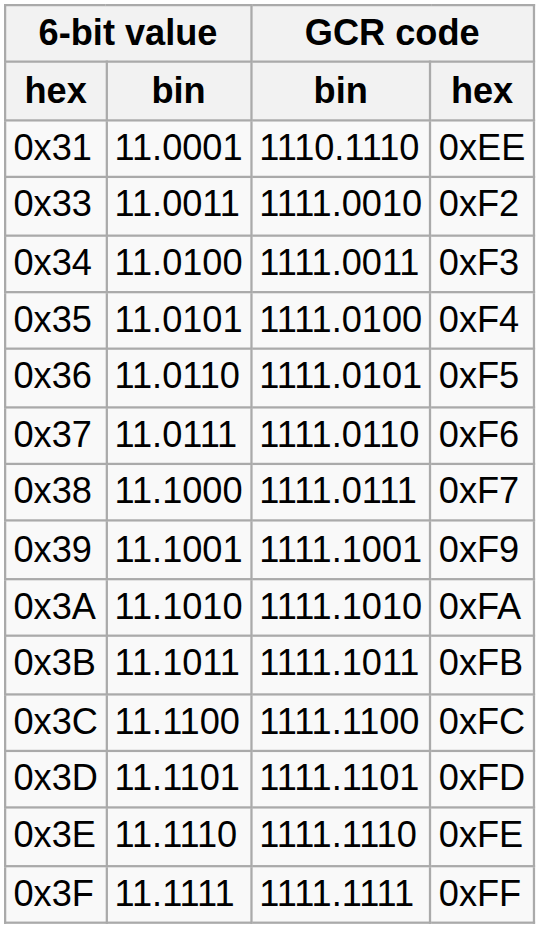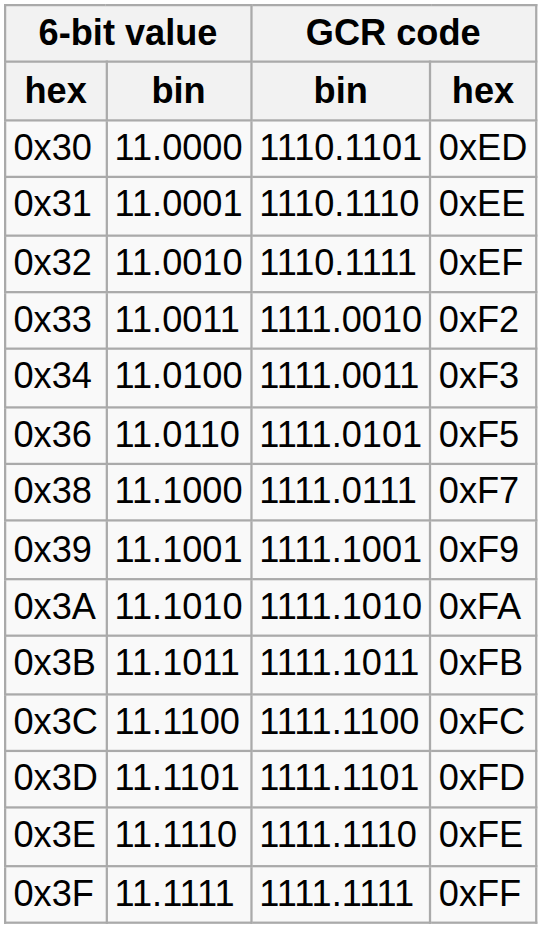+ row: (483, 147)
+ row: (481, 262)
- row: (479, 319)
- row: (479, 434)
